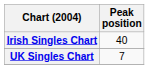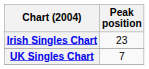(122, 40) 40 -> (122, 40) 23
